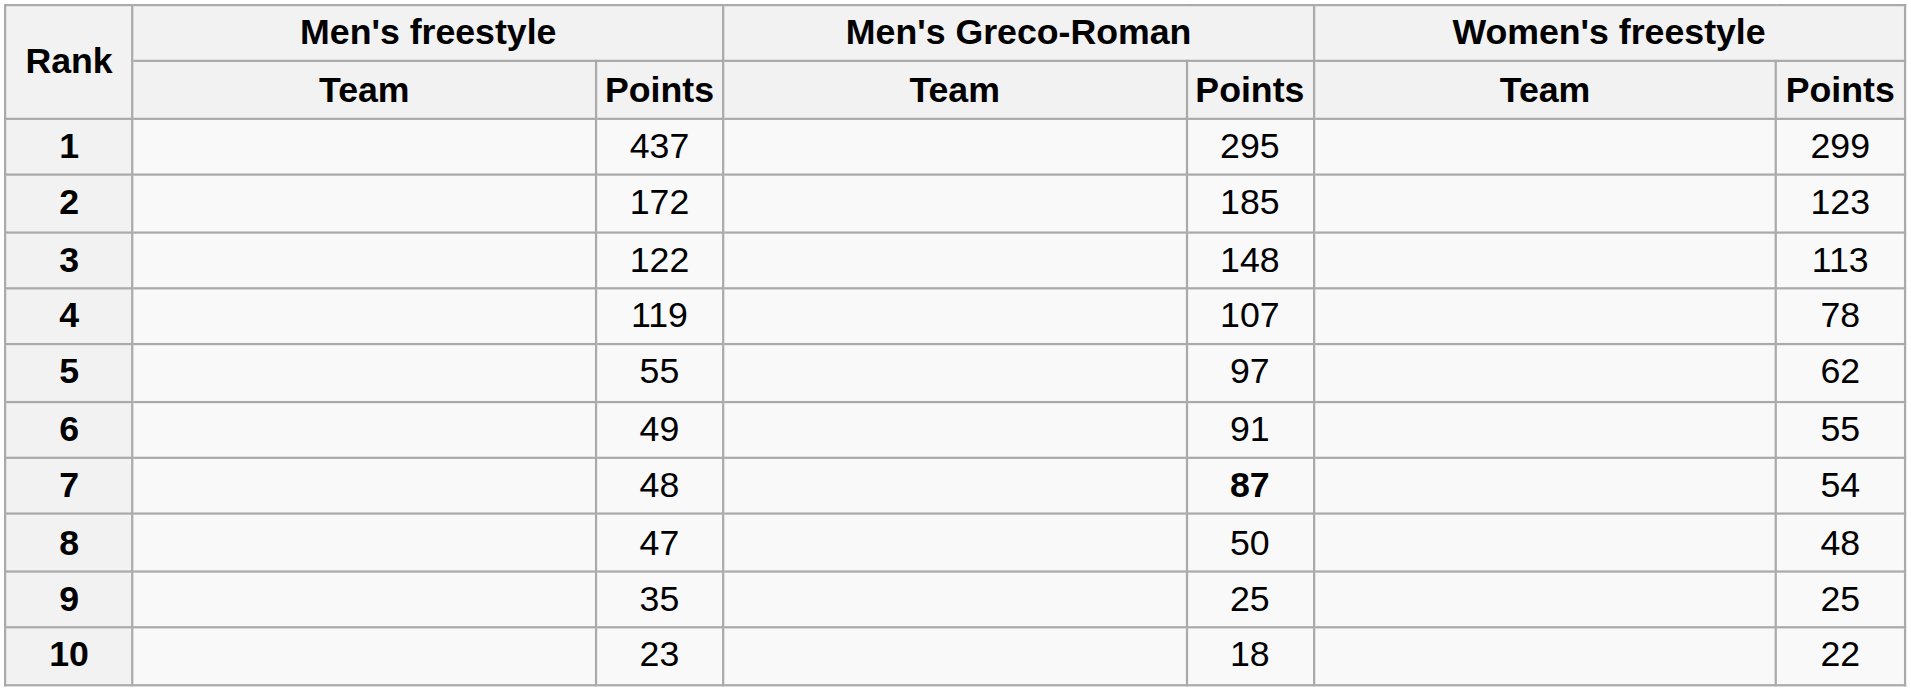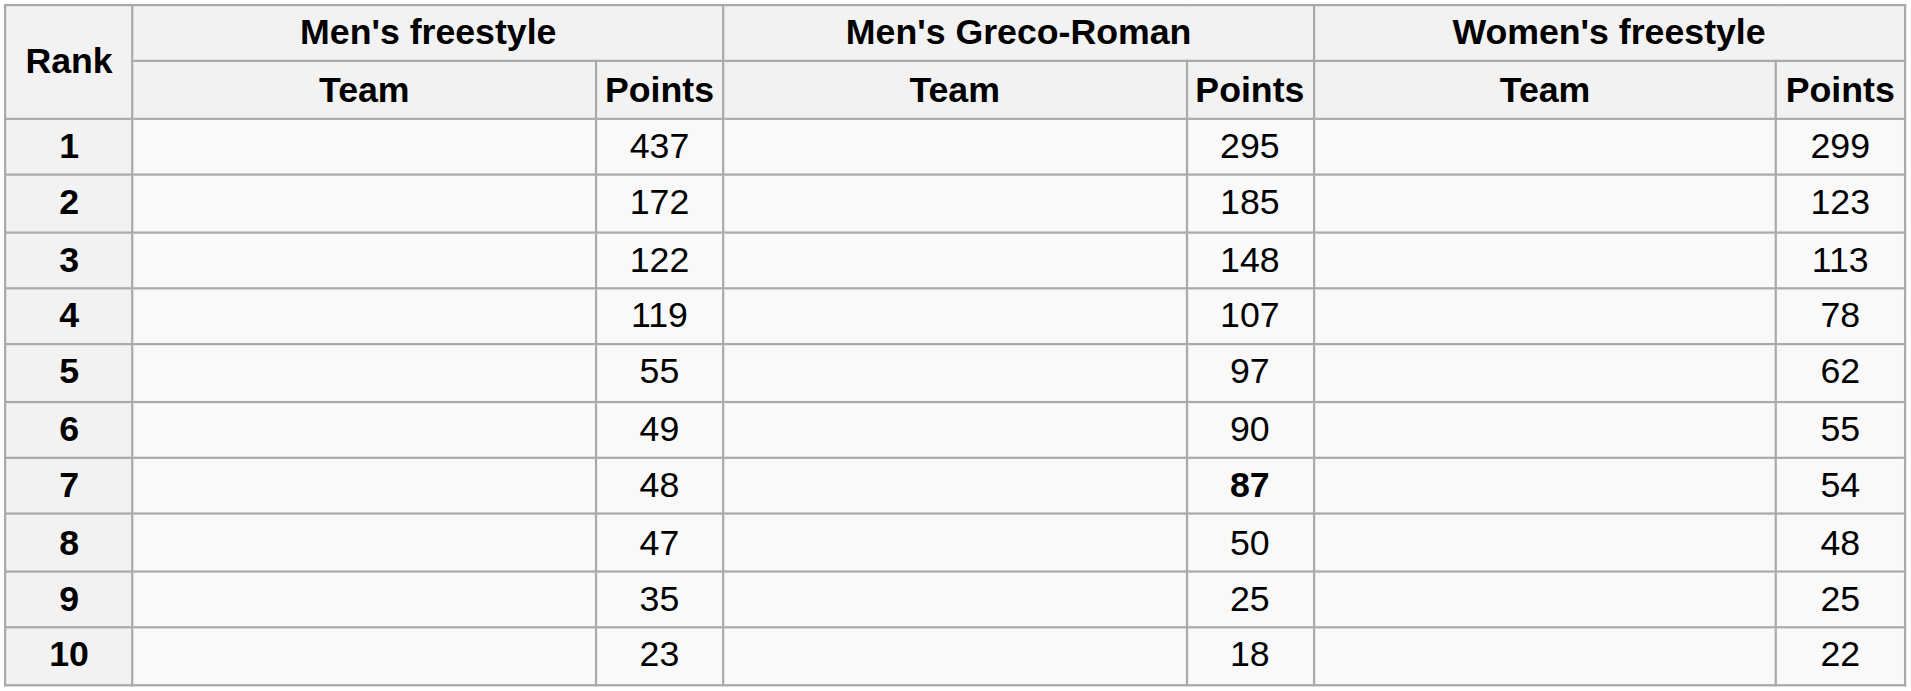(1250, 428) 91 -> (1250, 428) 90
